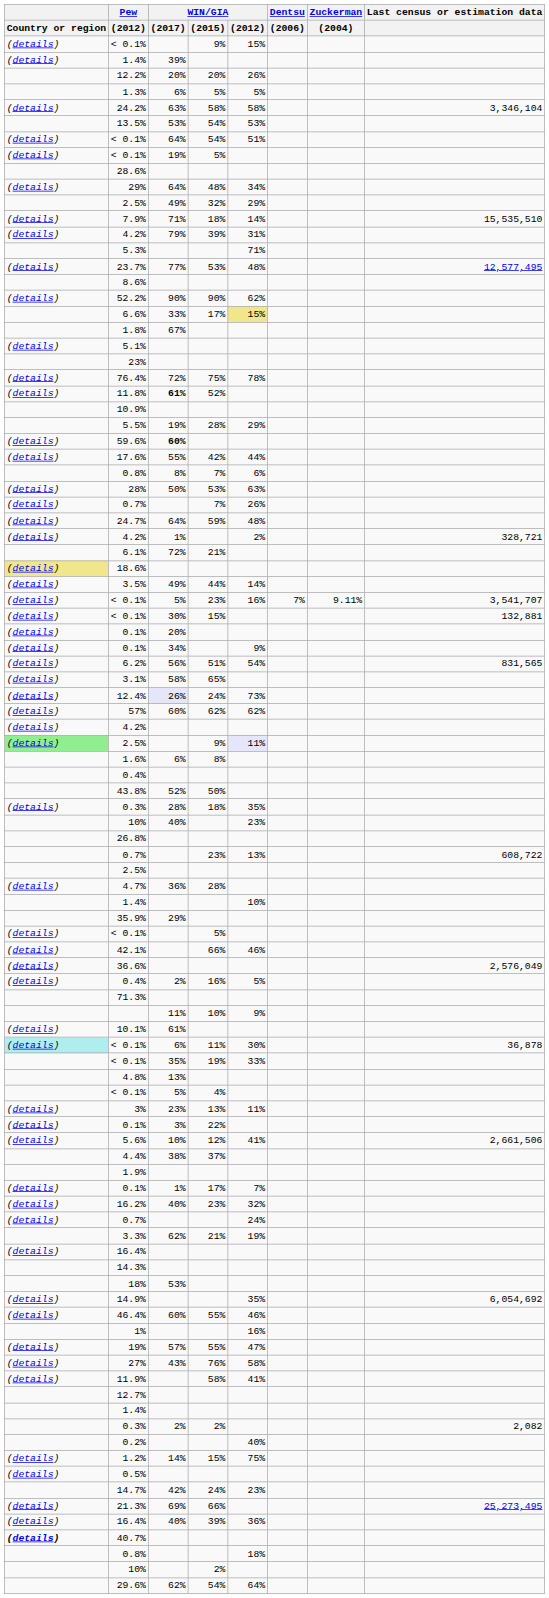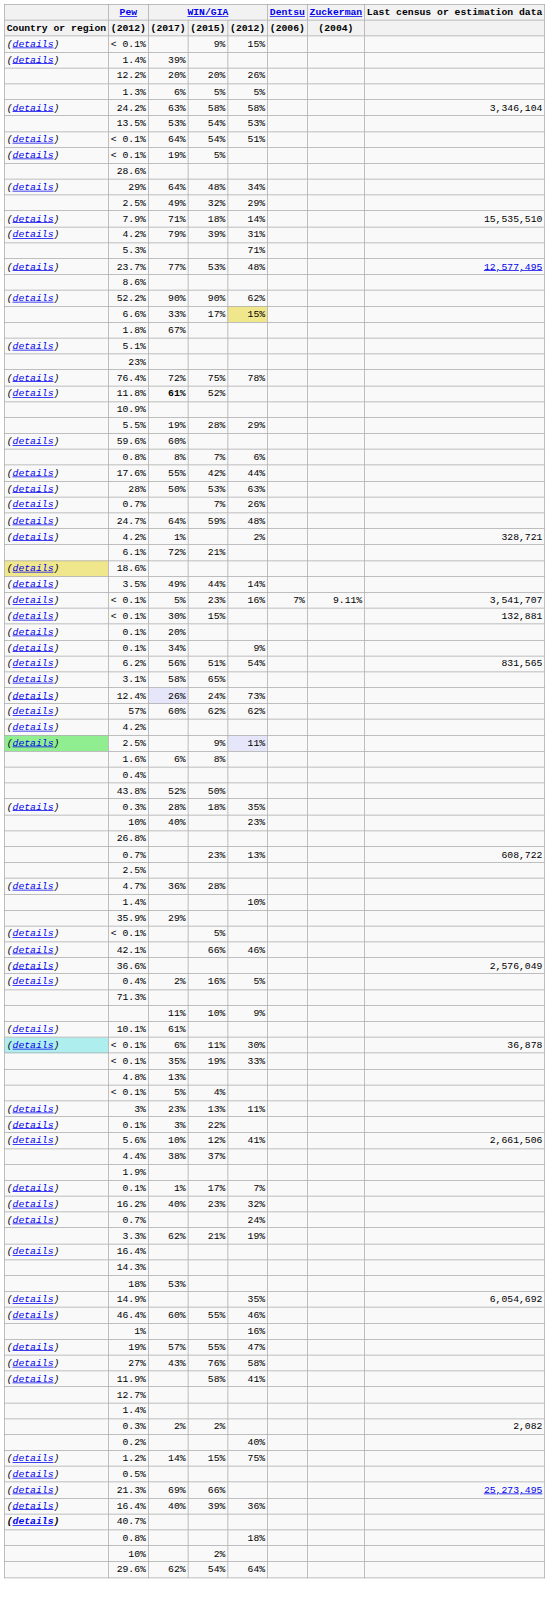(177, 441) bold -> (177, 441) normal
rows swapped: (134, 473) <-> (131, 457)
- row: (131, 1490)
